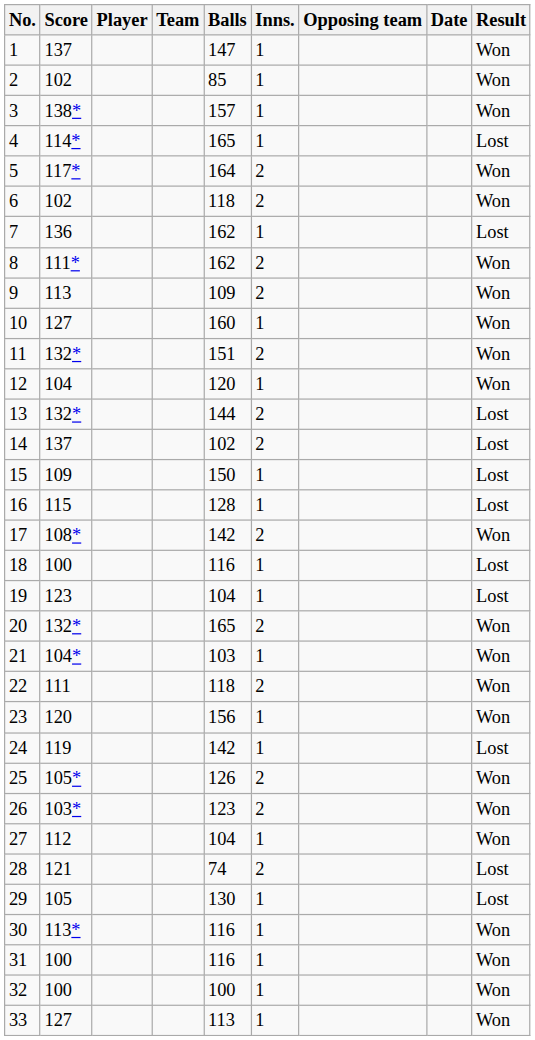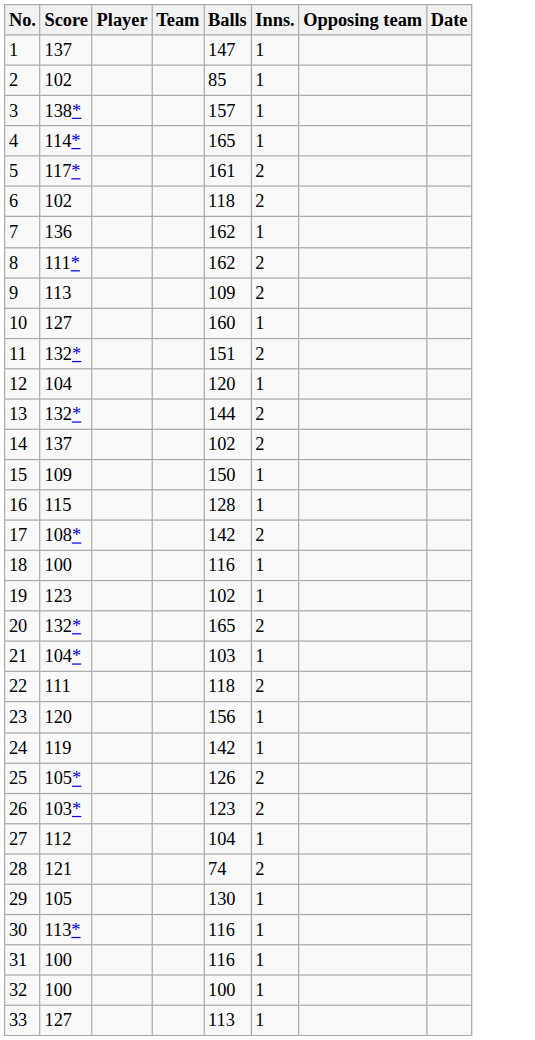- column: (501, 19)
(222, 171) 164 -> (222, 171) 161
(222, 596) 104 -> (222, 596) 102
